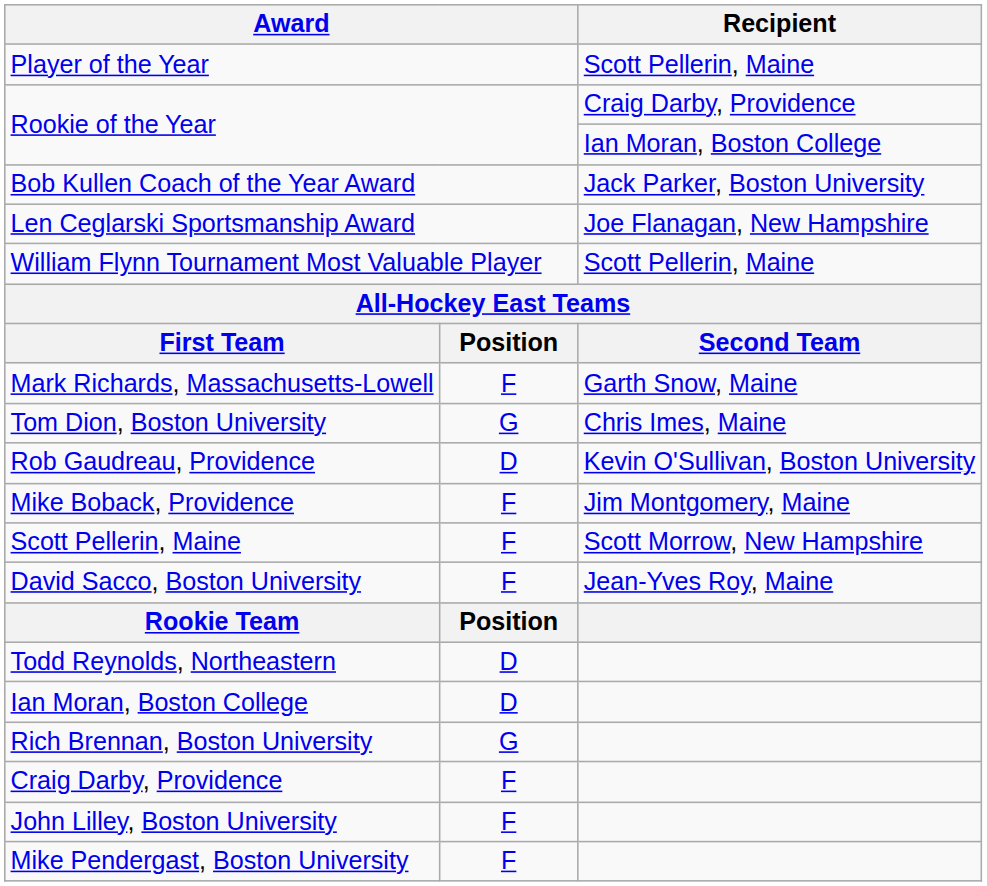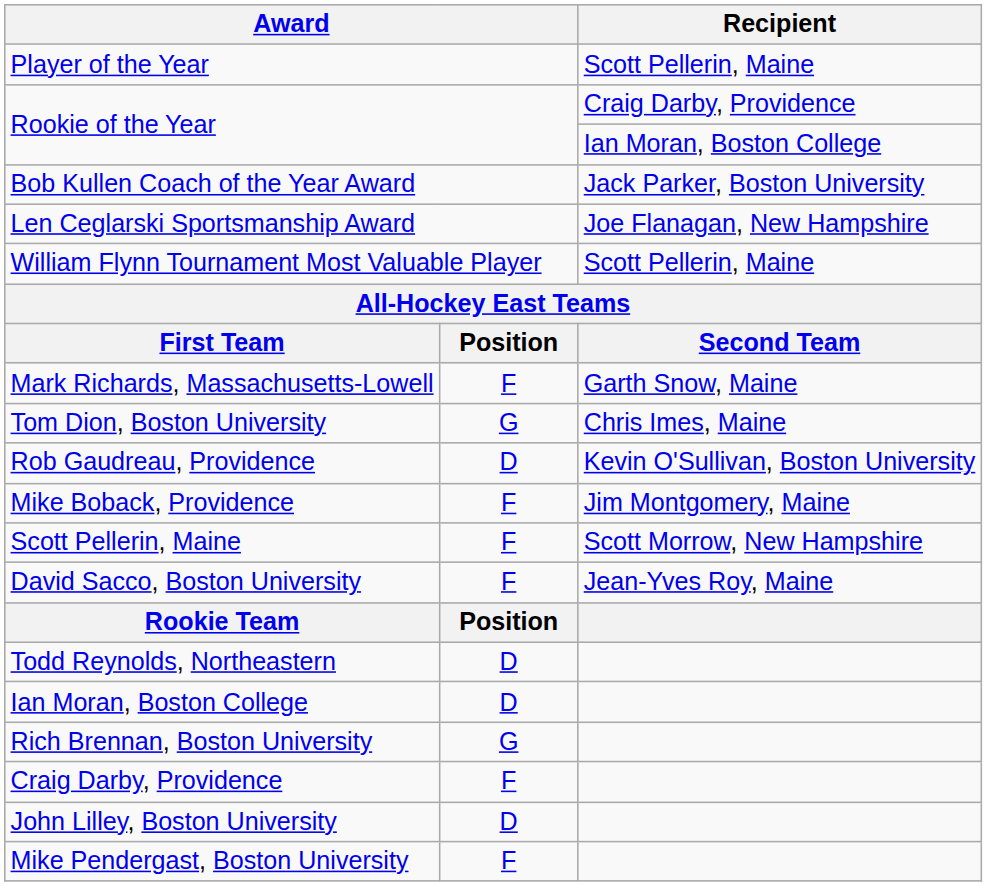(509, 821) F -> (509, 821) D
